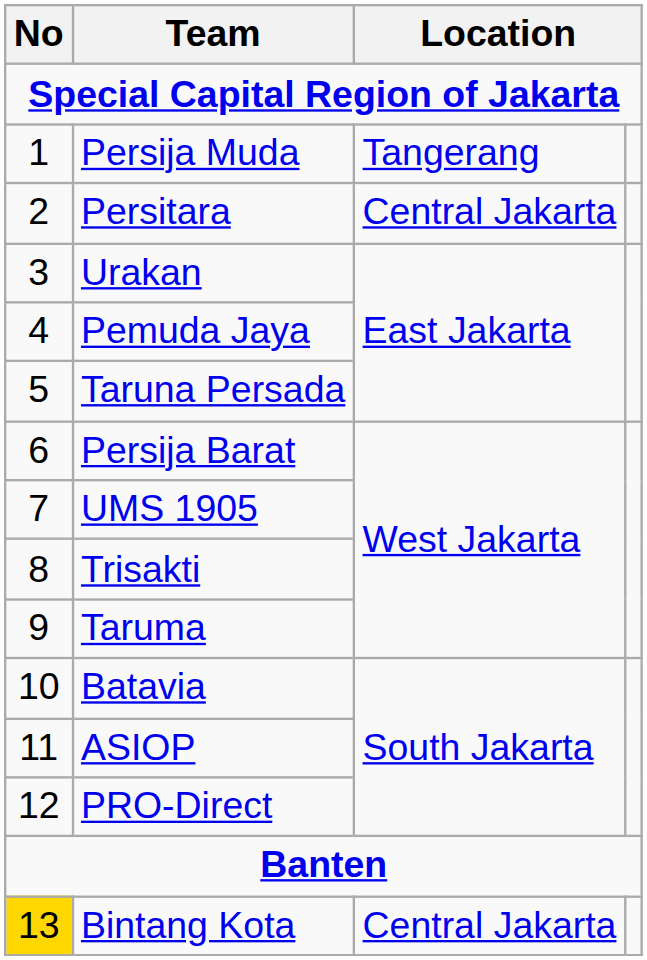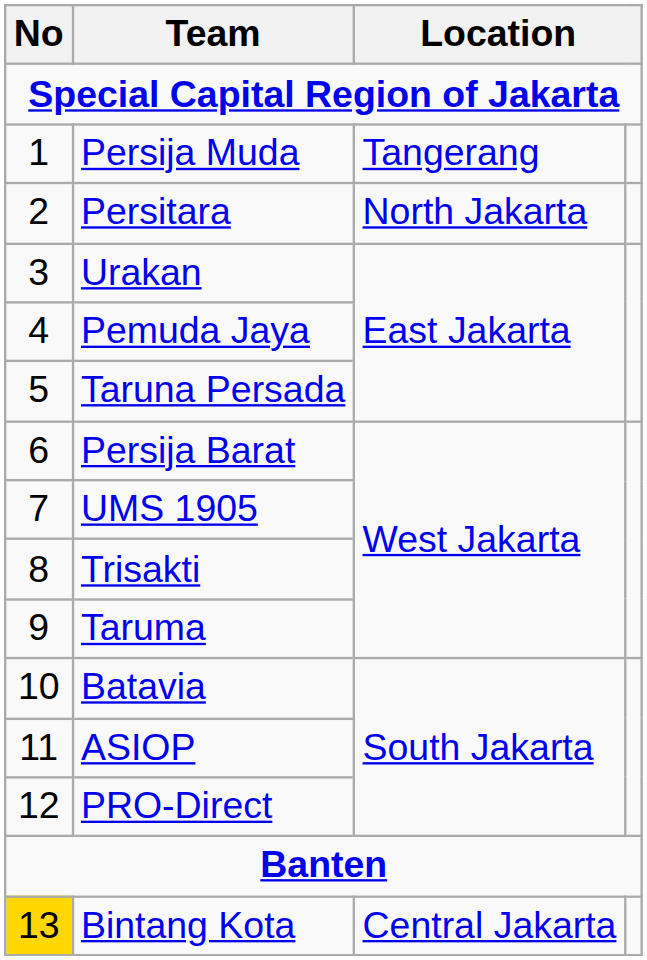(490, 212) Central Jakarta -> (475, 212) North Jakarta
